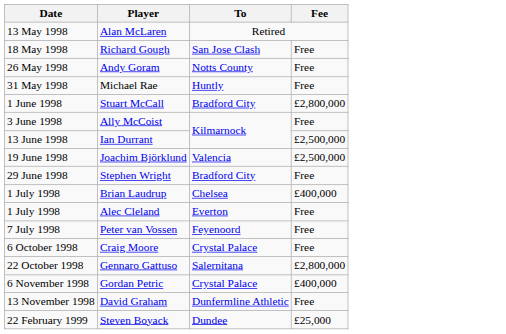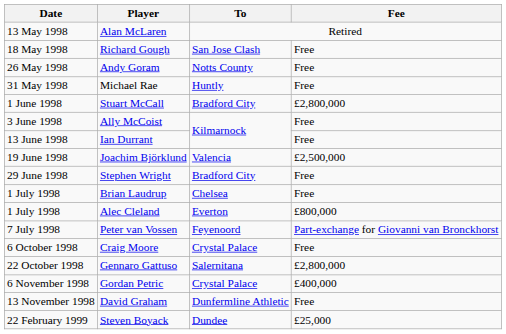(320, 139) £2,500,000 -> (304, 139) Free
(315, 193) £400,000 -> (304, 193) Free
(304, 211) Free -> (315, 211) £800,000
(304, 229) Free -> (396, 229) Part-exchange for Giovanni van Bronckhorst
